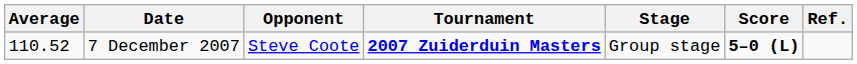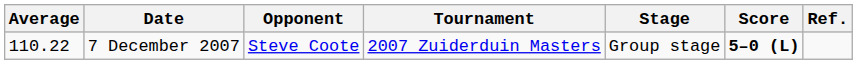(39, 46) 110.52 -> (39, 46) 110.22
(484, 46) bold -> (484, 46) normal
